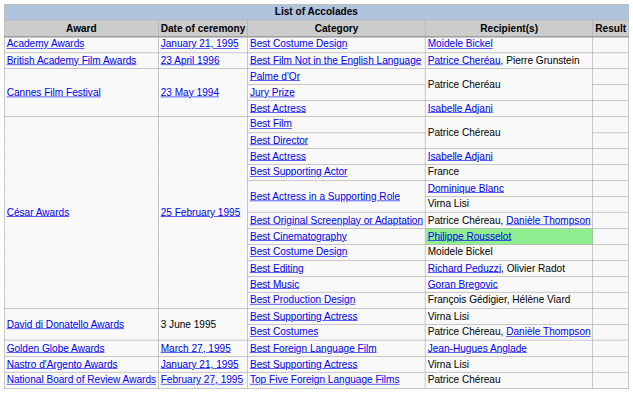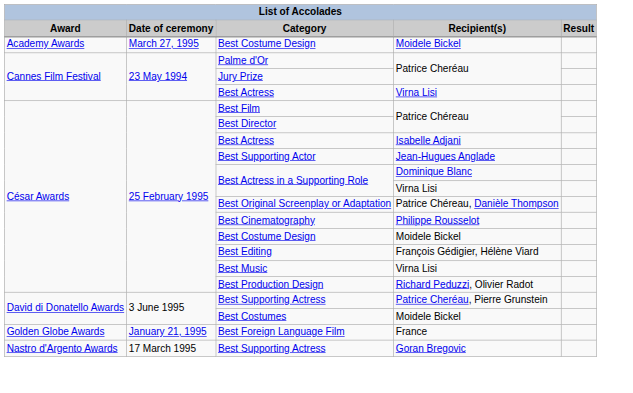(200, 44) January 21, 1995 -> (164, 44) March 27, 1995
- row: (72, 60)
(460, 108) Isabelle Adjani -> (416, 92) Virna Lisi
(443, 172) France -> (445, 156) Jean-Hugues Anglade
(469, 236) lightgreen background -> (438, 220) no background
(496, 268) Richard Peduzzi, Olivier Radot -> (467, 252) François Gédigier, Hélène Viard
(463, 284) Goran Bregovic -> (416, 268) Virna Lisi
(499, 300) François Gédigier, Hélène Viard -> (464, 284) Richard Peduzzi, Olivier Radot
(448, 316) Virna Lisi -> (472, 300) Patrice Cheréau, Pierre Grunstein
(509, 332) Patrice Chéreau, Danièle Thompson -> (428, 316) Moidele Bickel
(196, 348) March 27, 1995 -> (168, 332) January 21, 1995
(477, 348) Jean-Hugues Anglade -> (411, 332) France
(200, 364) January 21, 1995 -> (162, 348) 17 March 1995
(448, 364) Virna Lisi -> (431, 348) Goran Bregovic
- row: (81, 380)
